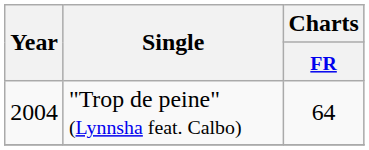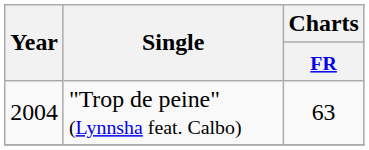(324, 112) 64 -> (324, 112) 63
